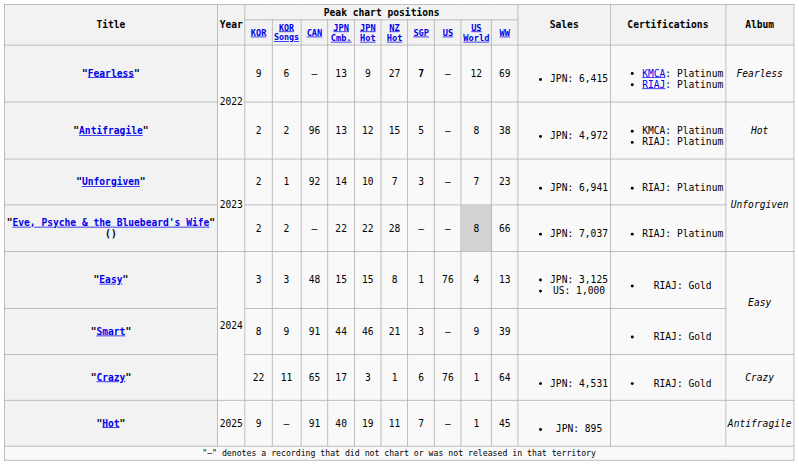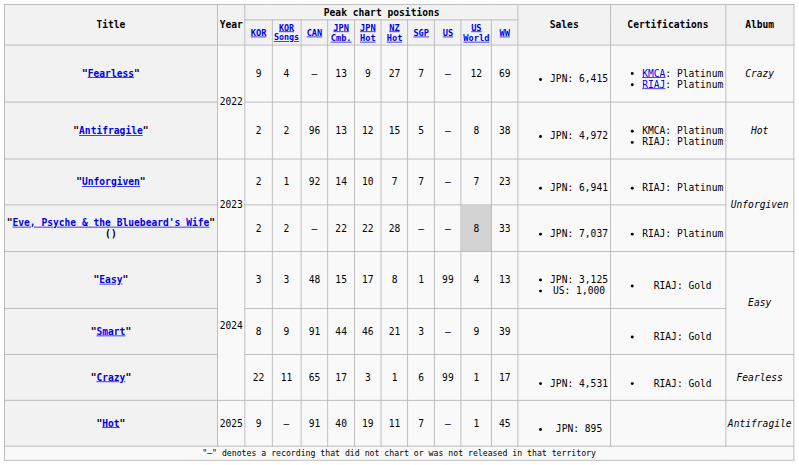(287, 74) 6 -> (287, 74) 4
(421, 74) bold -> (421, 74) normal
(760, 74) Fearless -> (760, 74) Crazy
(421, 182) 3 -> (421, 182) 7
(505, 228) 66 -> (505, 228) 33
(368, 280) 15 -> (368, 280) 17
(448, 280) 76 -> (448, 280) 99
(448, 377) 76 -> (448, 377) 99
(505, 377) 64 -> (505, 377) 17
(760, 377) Crazy -> (760, 377) Fearless
